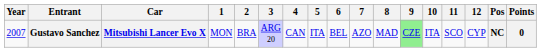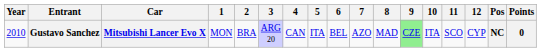(16, 34) 2007 -> (16, 34) 2010
